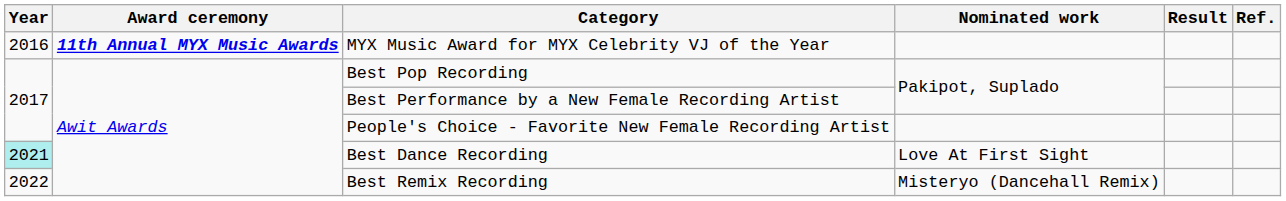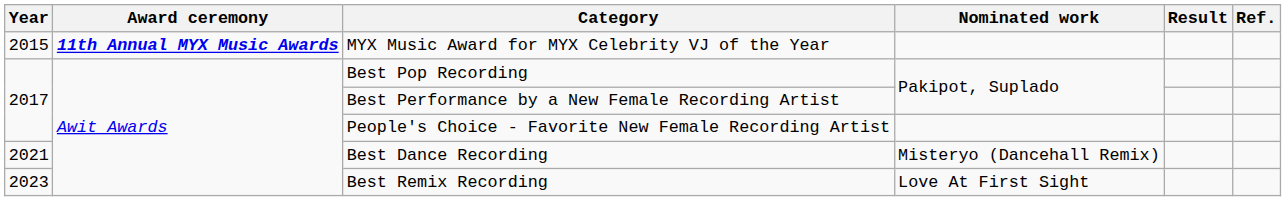(29, 46) 2016 -> (29, 46) 2015
(29, 155) paleturquoise background -> (29, 155) no background
(994, 155) Love At First Sight -> (1029, 155) Misteryo (Dancehall Remix)
(29, 182) 2022 -> (29, 182) 2023
(1029, 182) Misteryo (Dancehall Remix) -> (994, 182) Love At First Sight
